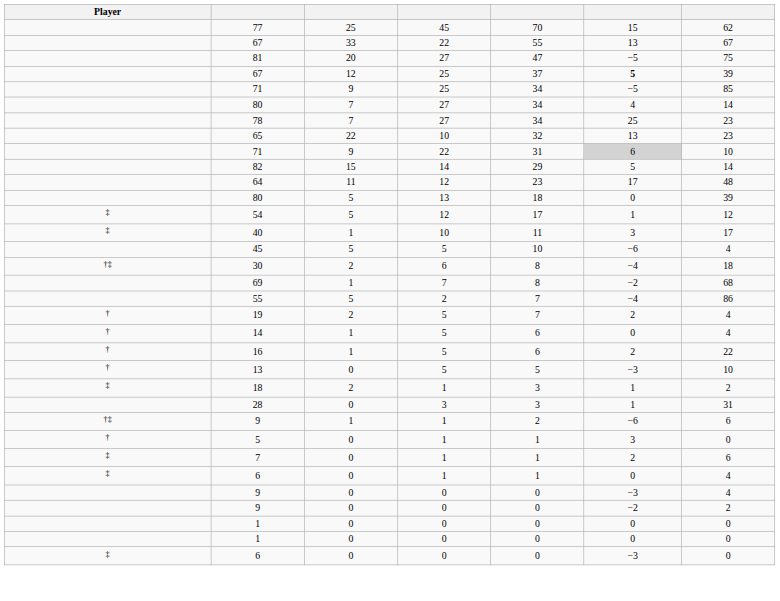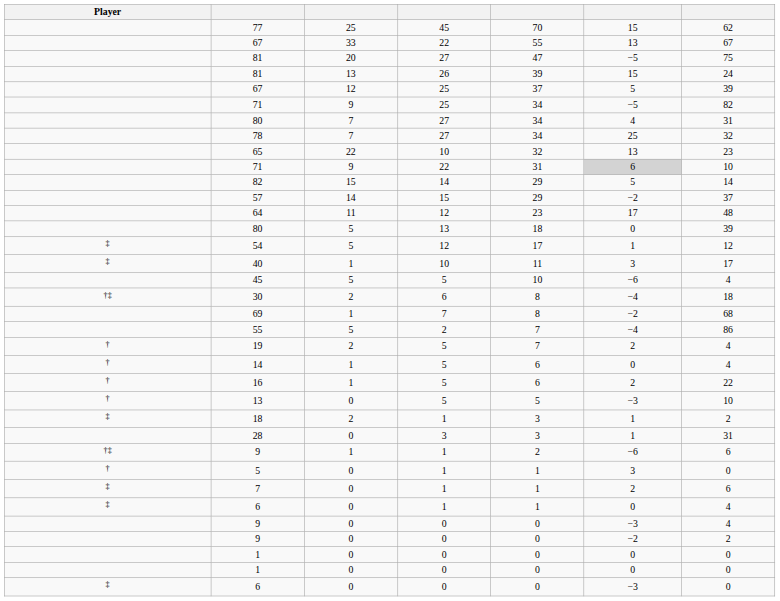+ row: (258, 74)
(633, 74) bold -> (633, 89) normal
(728, 89) 85 -> (728, 105) 82
(728, 105) 14 -> (728, 120) 31
(728, 120) 23 -> (728, 136) 32
+ row: (258, 197)
